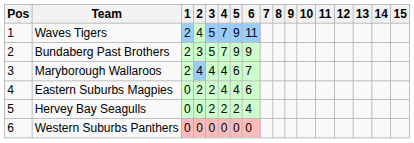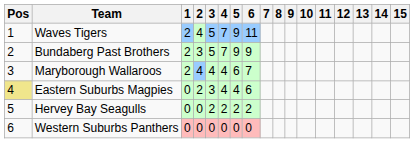(10, 90) no background -> (10, 90) khaki background
(212, 90) 2 -> (212, 90) 3
(248, 109) 4 -> (248, 109) 2
